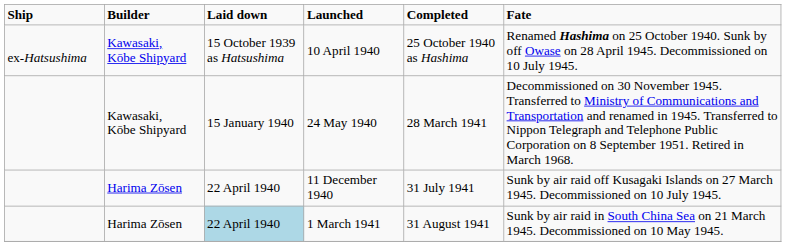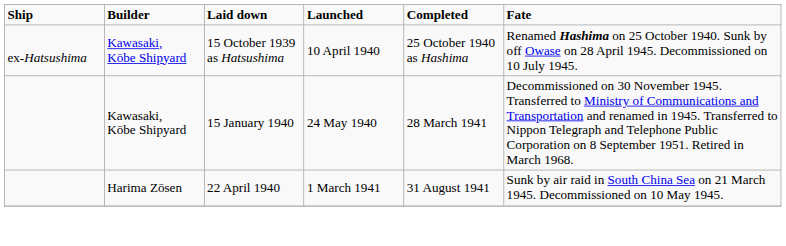- row: (342, 188)
(244, 223) lightblue background -> (244, 188) no background
